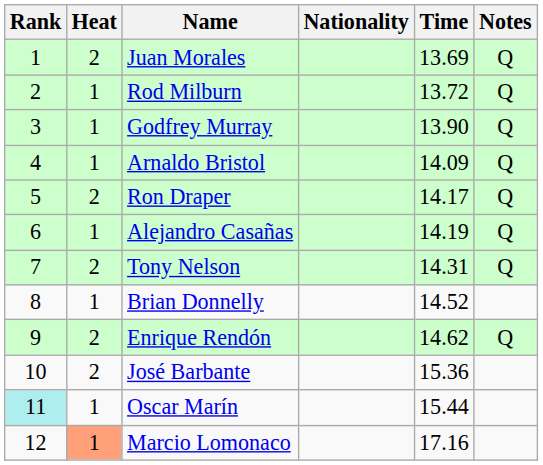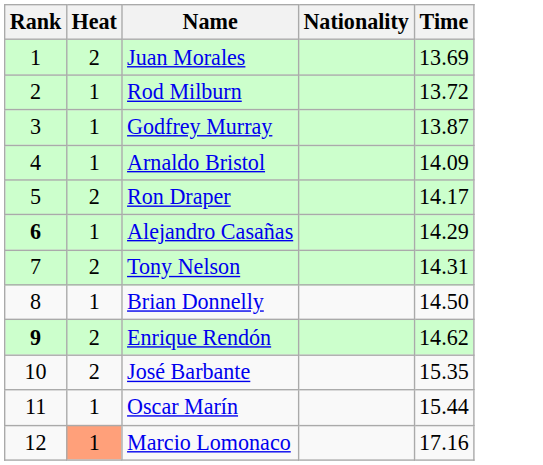- column: (505, 22)
(444, 127) 13.90 -> (444, 127) 13.87
(36, 232) normal -> (36, 232) bold
(444, 232) 14.19 -> (444, 232) 14.29
(444, 302) 14.52 -> (444, 302) 14.50
(36, 337) normal -> (36, 337) bold
(444, 372) 15.36 -> (444, 372) 15.35
(36, 407) paleturquoise background -> (36, 407) no background
